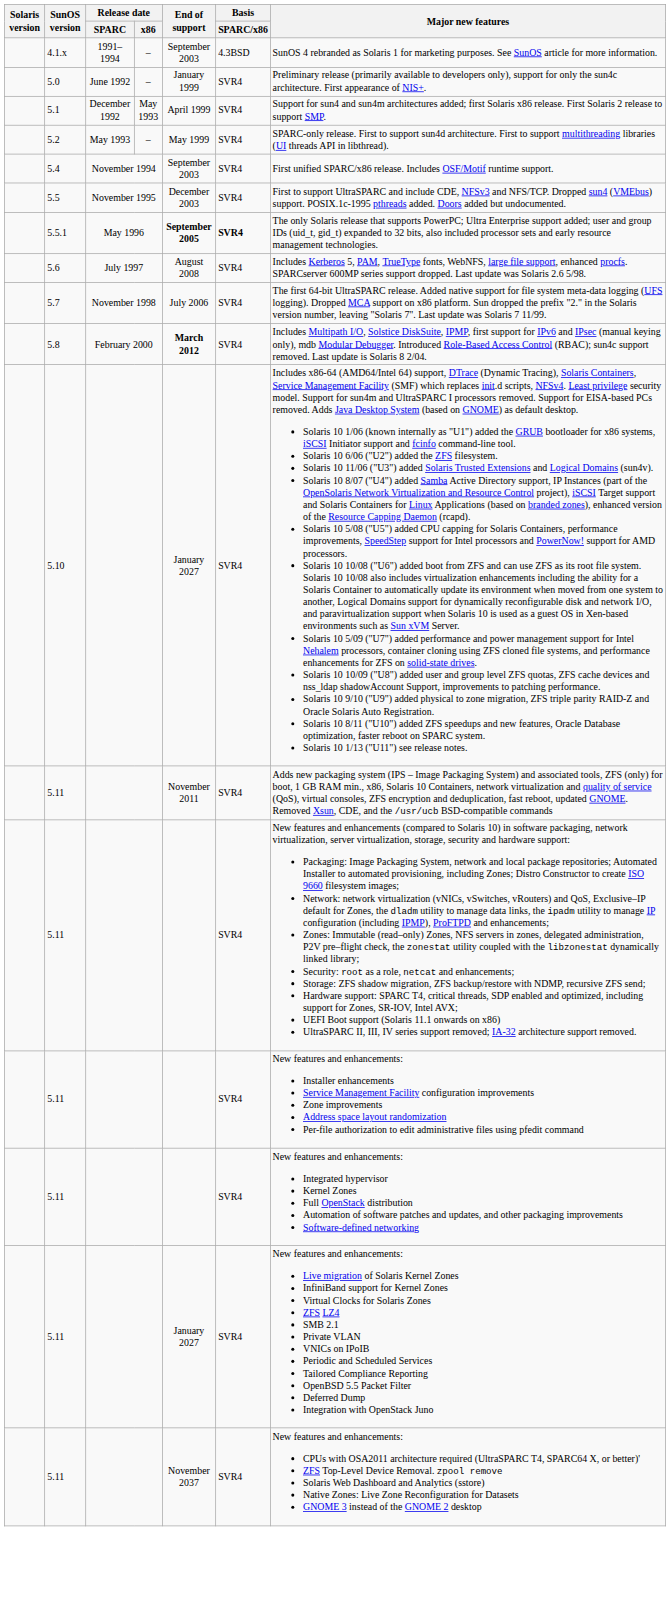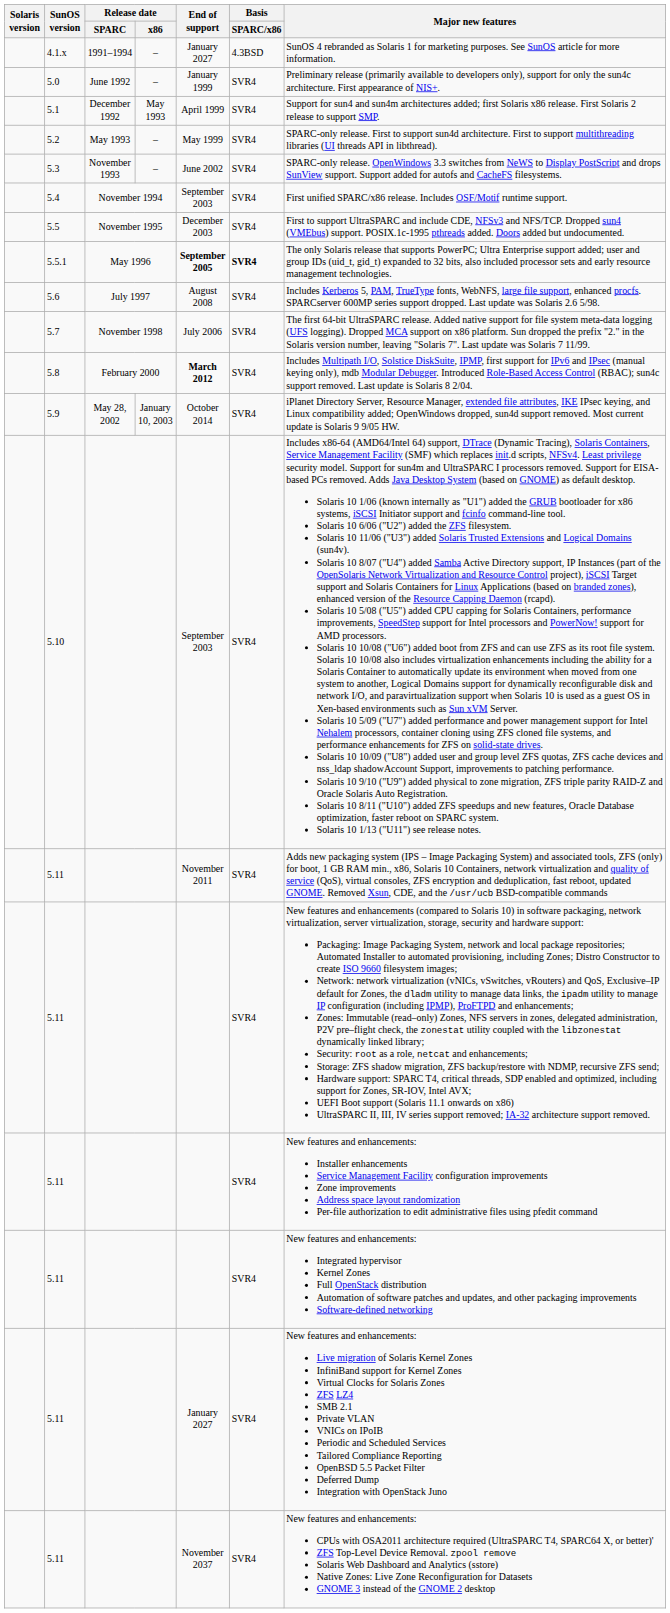(189, 52) September 2003 -> (203, 52) January 2027
+ row: (53, 168)
+ row: (53, 414)
(189, 565) January 2027 -> (203, 641) September 2003
